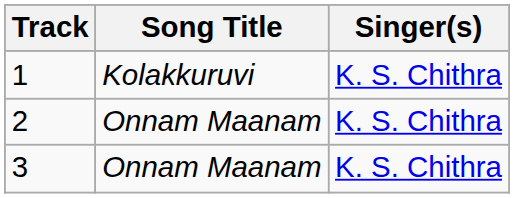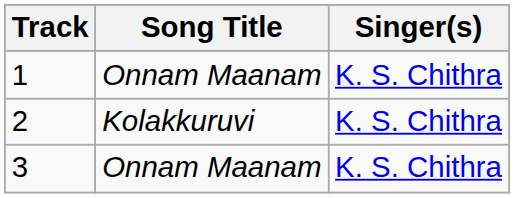(178, 74) Kolakkuruvi -> (212, 74) Onnam Maanam
(212, 121) Onnam Maanam -> (178, 121) Kolakkuruvi
